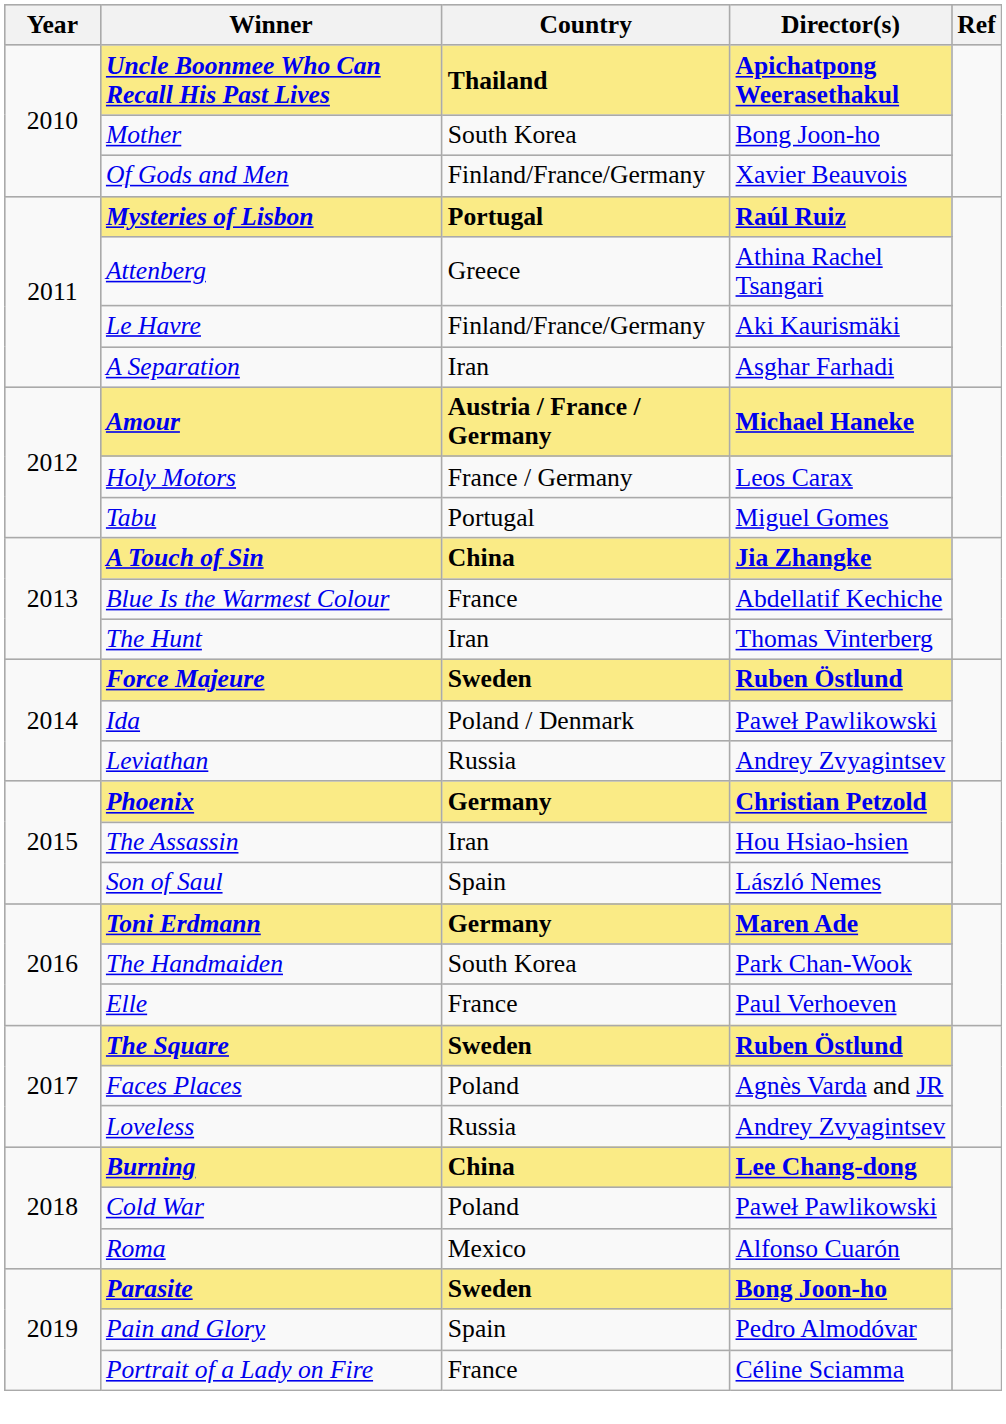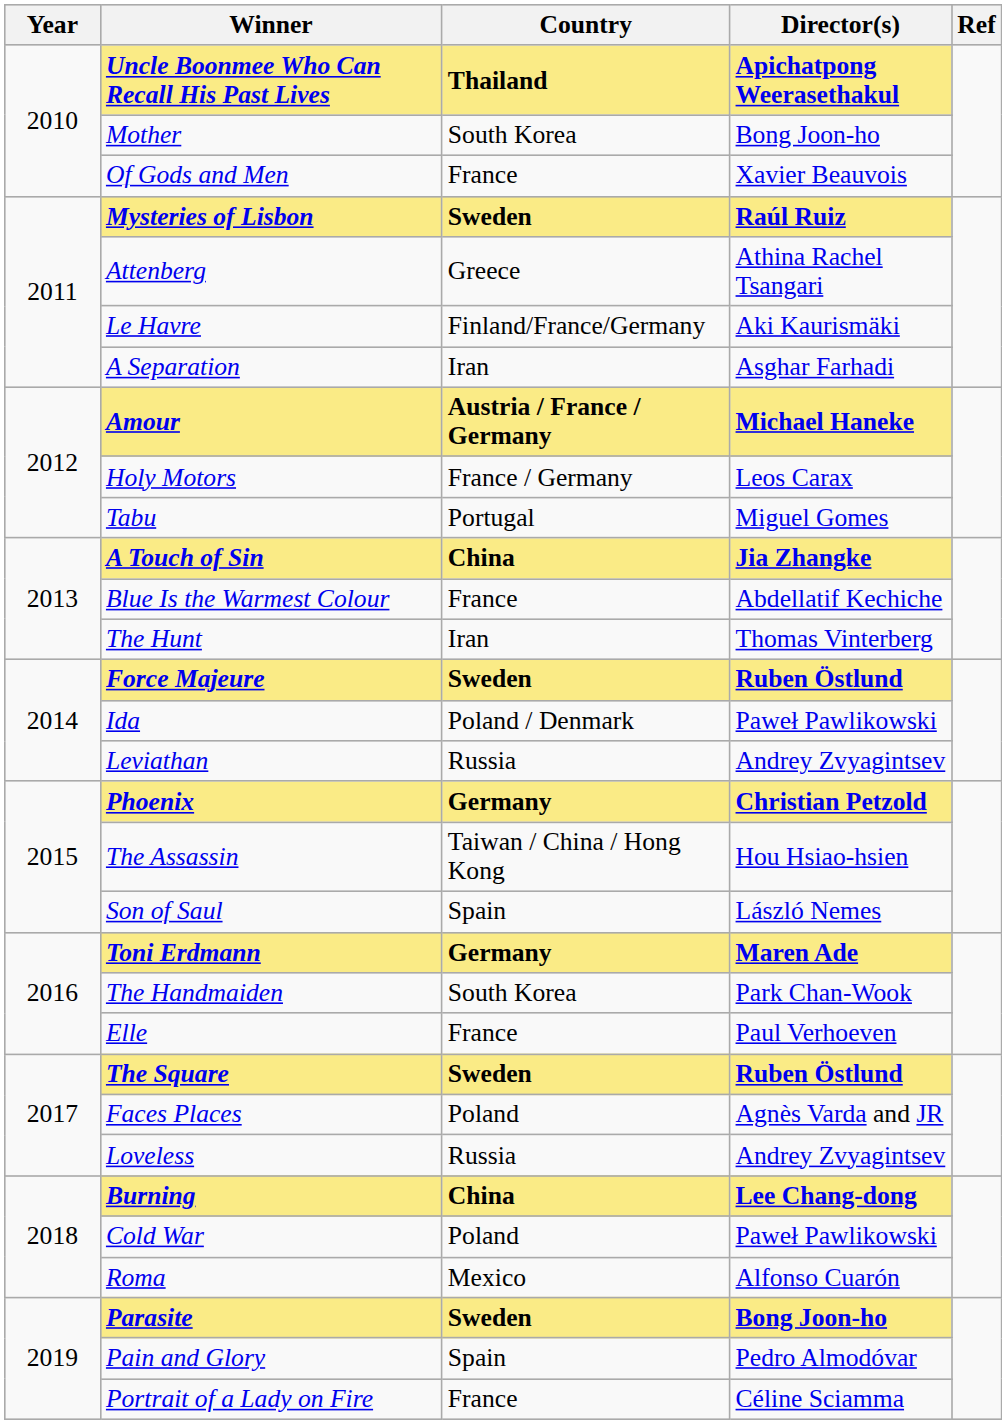(577, 175) Finland/France/Germany -> (483, 175) France
(495, 216) Portugal -> (490, 216) Sweden
(468, 842) Iran -> (564, 856) Taiwan / China / Hong Kong
